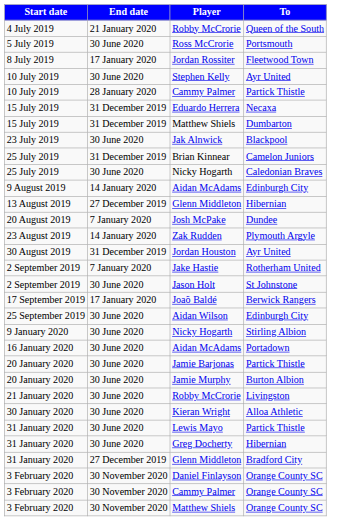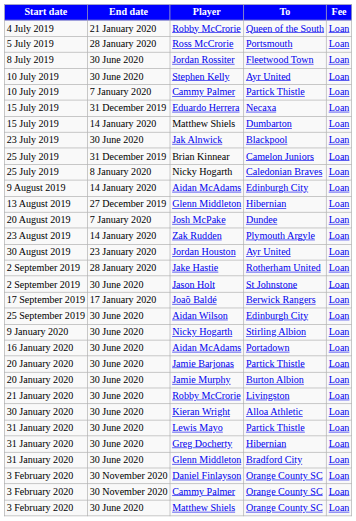+ column: (339, 12)
(117, 44) 30 June 2020 -> (123, 44) 28 January 2020
(123, 60) 17 January 2020 -> (117, 60) 30 June 2020
(123, 92) 28 January 2020 -> (120, 92) 7 January 2020
(128, 124) 31 December 2019 -> (123, 124) 14 January 2020
(117, 172) 30 June 2020 -> (120, 172) 8 January 2020
(128, 252) 31 December 2019 -> (123, 252) 23 January 2020
(120, 268) 7 January 2020 -> (123, 268) 28 January 2020
(128, 460) 27 December 2019 -> (117, 460) 30 June 2020
(129, 508) 30 November 2020 -> (117, 508) 30 June 2020
